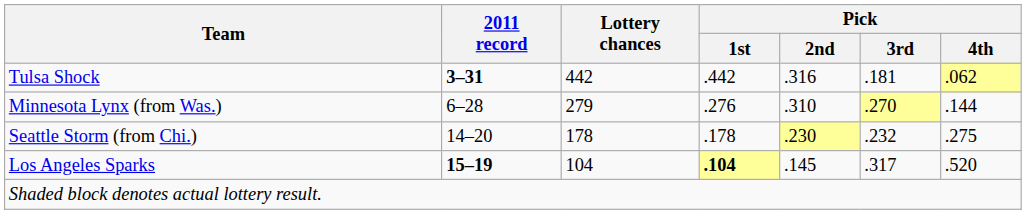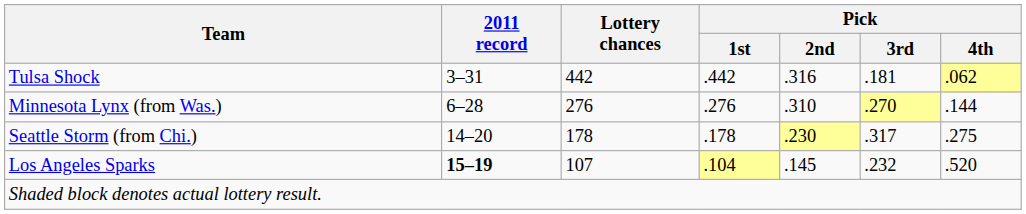(465, 77) bold -> (465, 77) normal
(579, 106) 279 -> (579, 106) 276
(880, 135) .232 -> (880, 135) .317
(579, 164) 104 -> (579, 164) 107
(720, 164) bold -> (720, 164) normal
(880, 164) .317 -> (880, 164) .232
